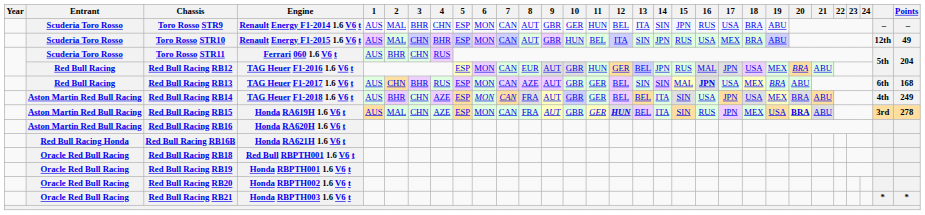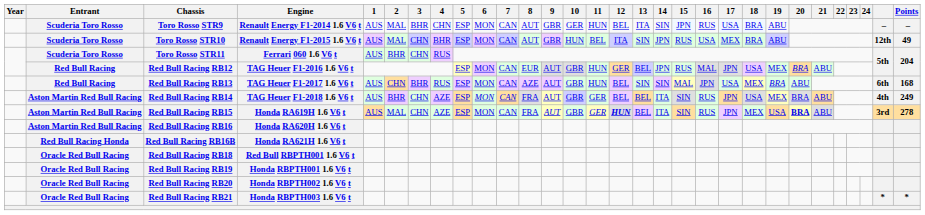(598, 83) GER -> (598, 83) HUN
(707, 83) bold -> (707, 83) normal
(707, 97) USA -> (707, 97) RUS
